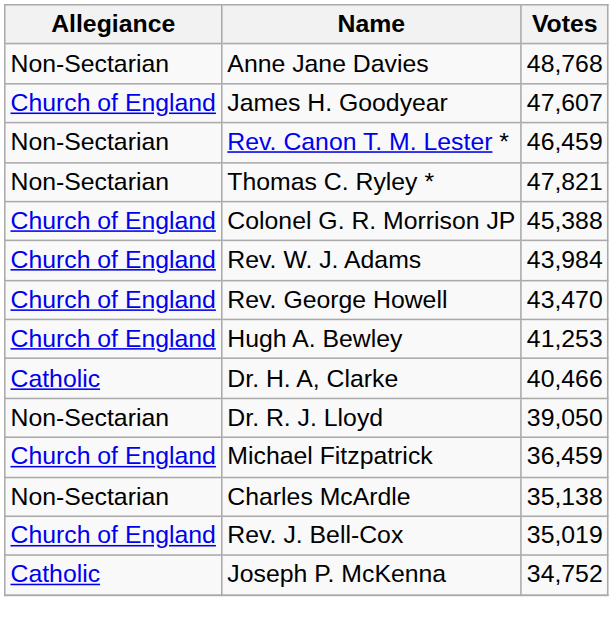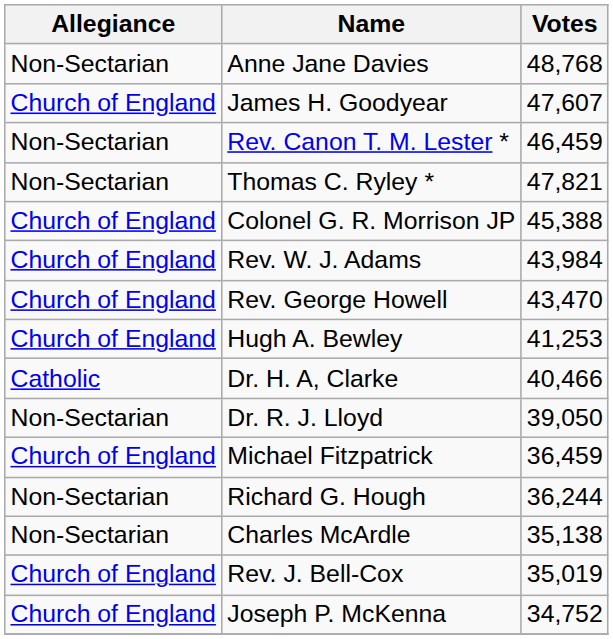+ row: (327, 496)
(55, 574) Catholic -> (113, 614) Church of England
